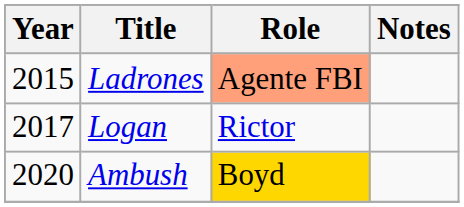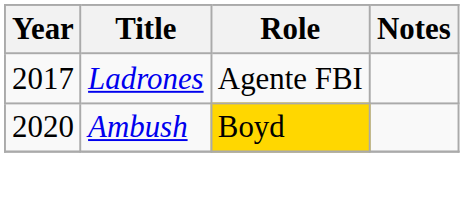(43, 77) 2015 -> (43, 77) 2017
(290, 77) lightsalmon background -> (290, 77) no background
- row: (128, 126)
